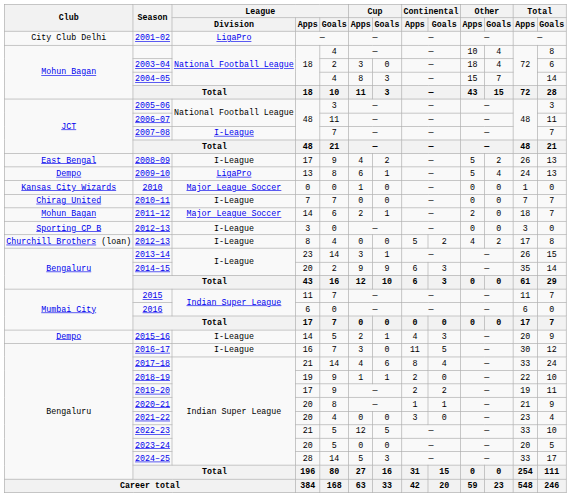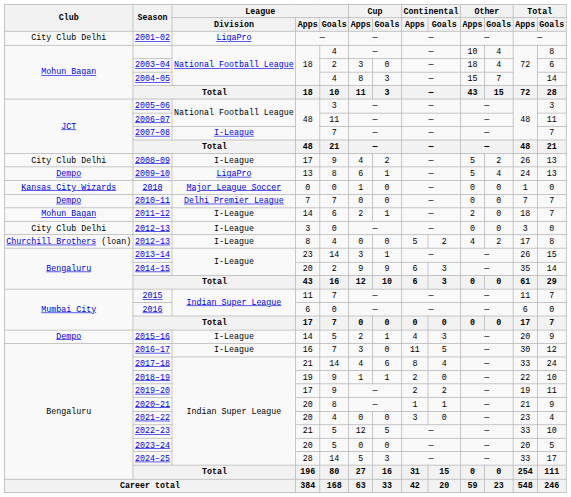(69, 160) East Bengal -> (69, 160) City Club Delhi
(69, 201) Chirag United -> (69, 201) Dempo
(234, 201) I-League -> (234, 201) Delhi Premier League
(234, 214) Major League Soccer -> (234, 214) I-League
(69, 228) Sporting CP B -> (69, 228) City Club Delhi
